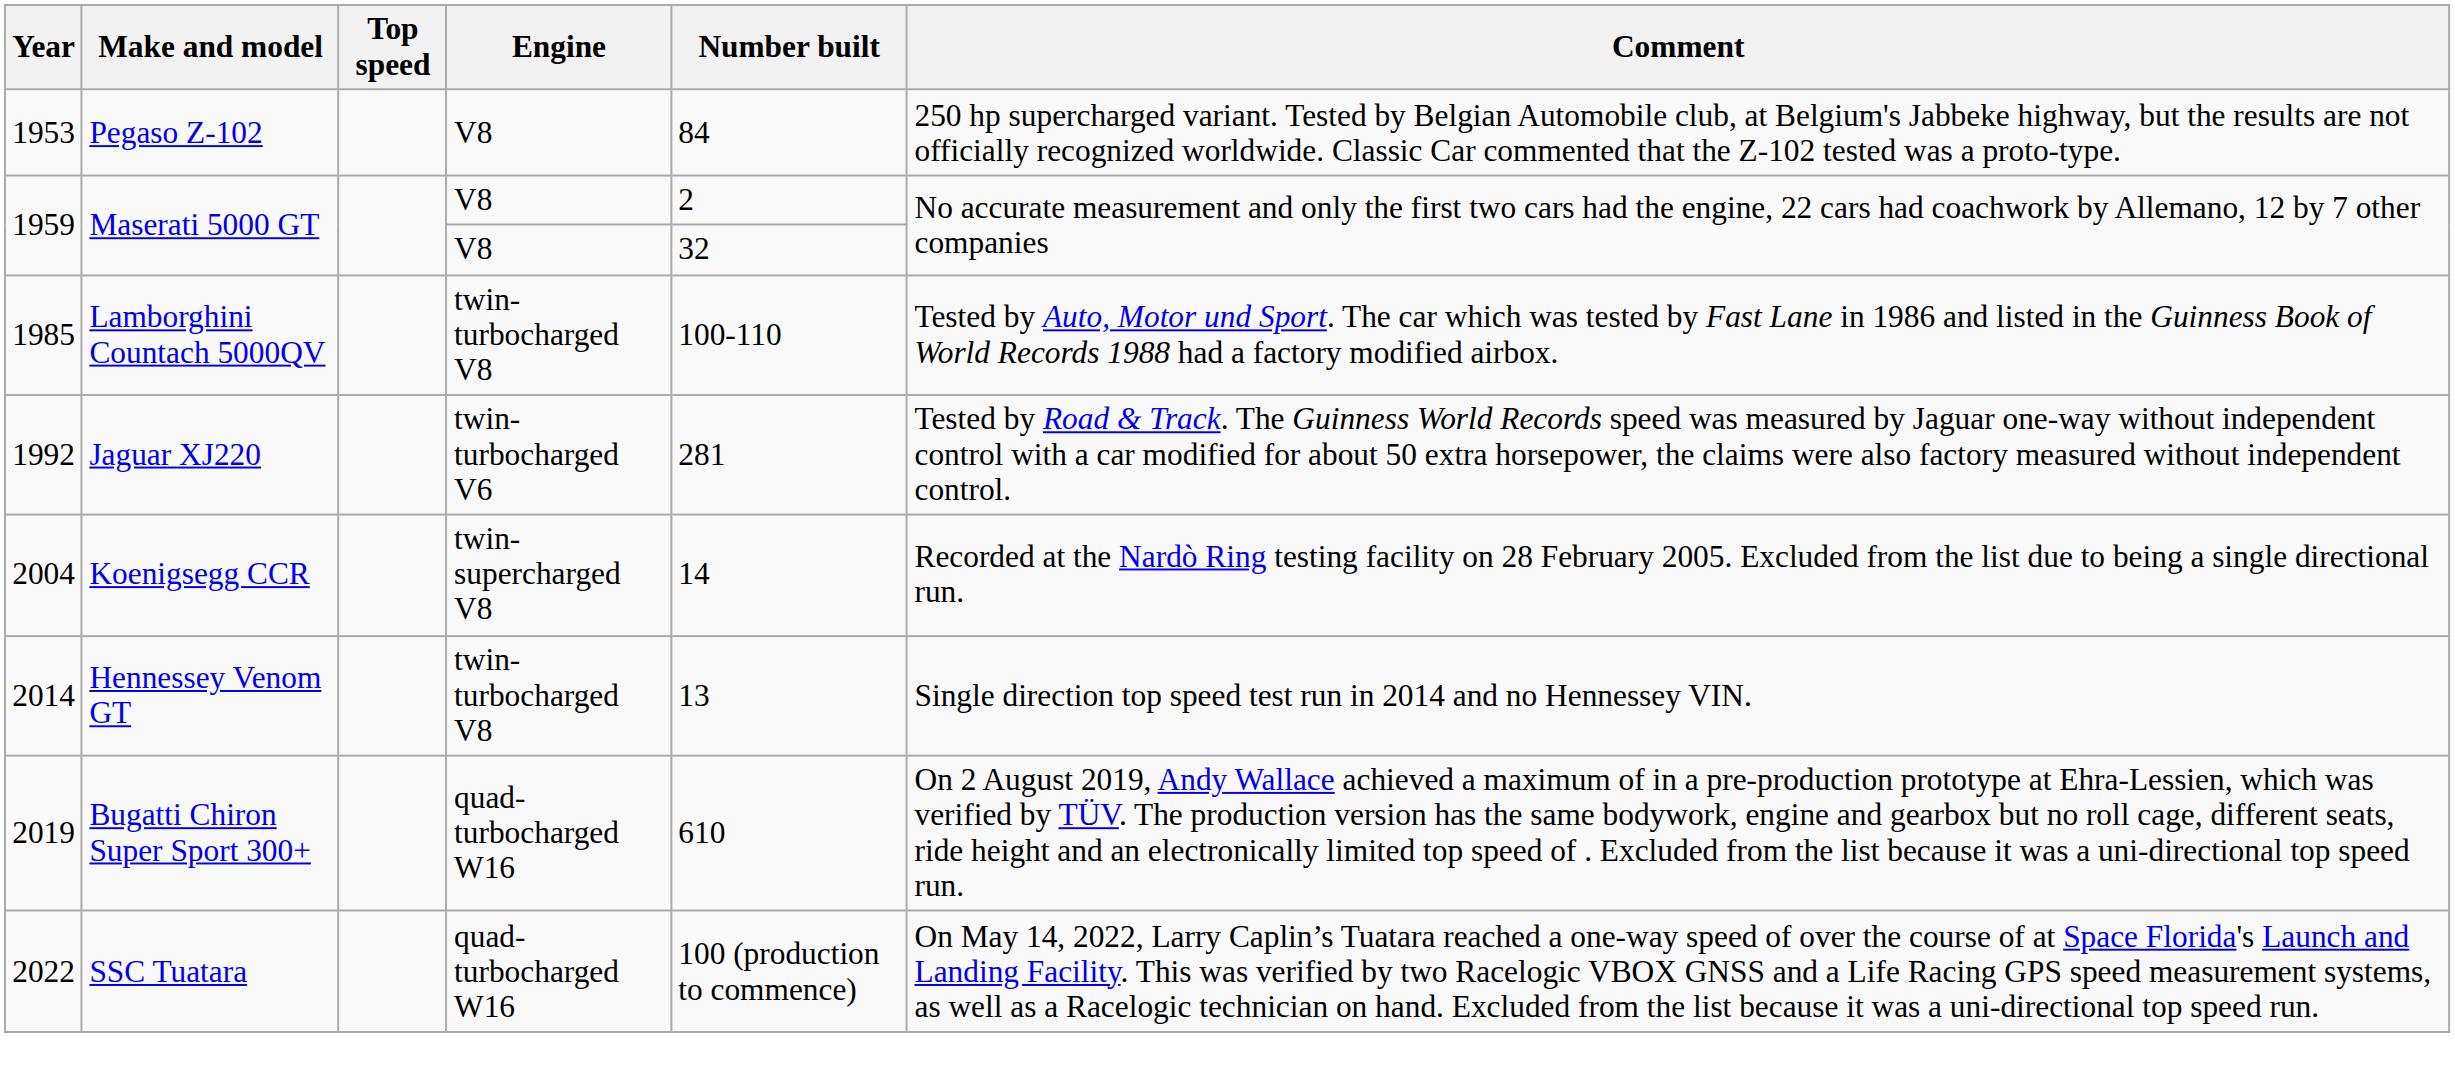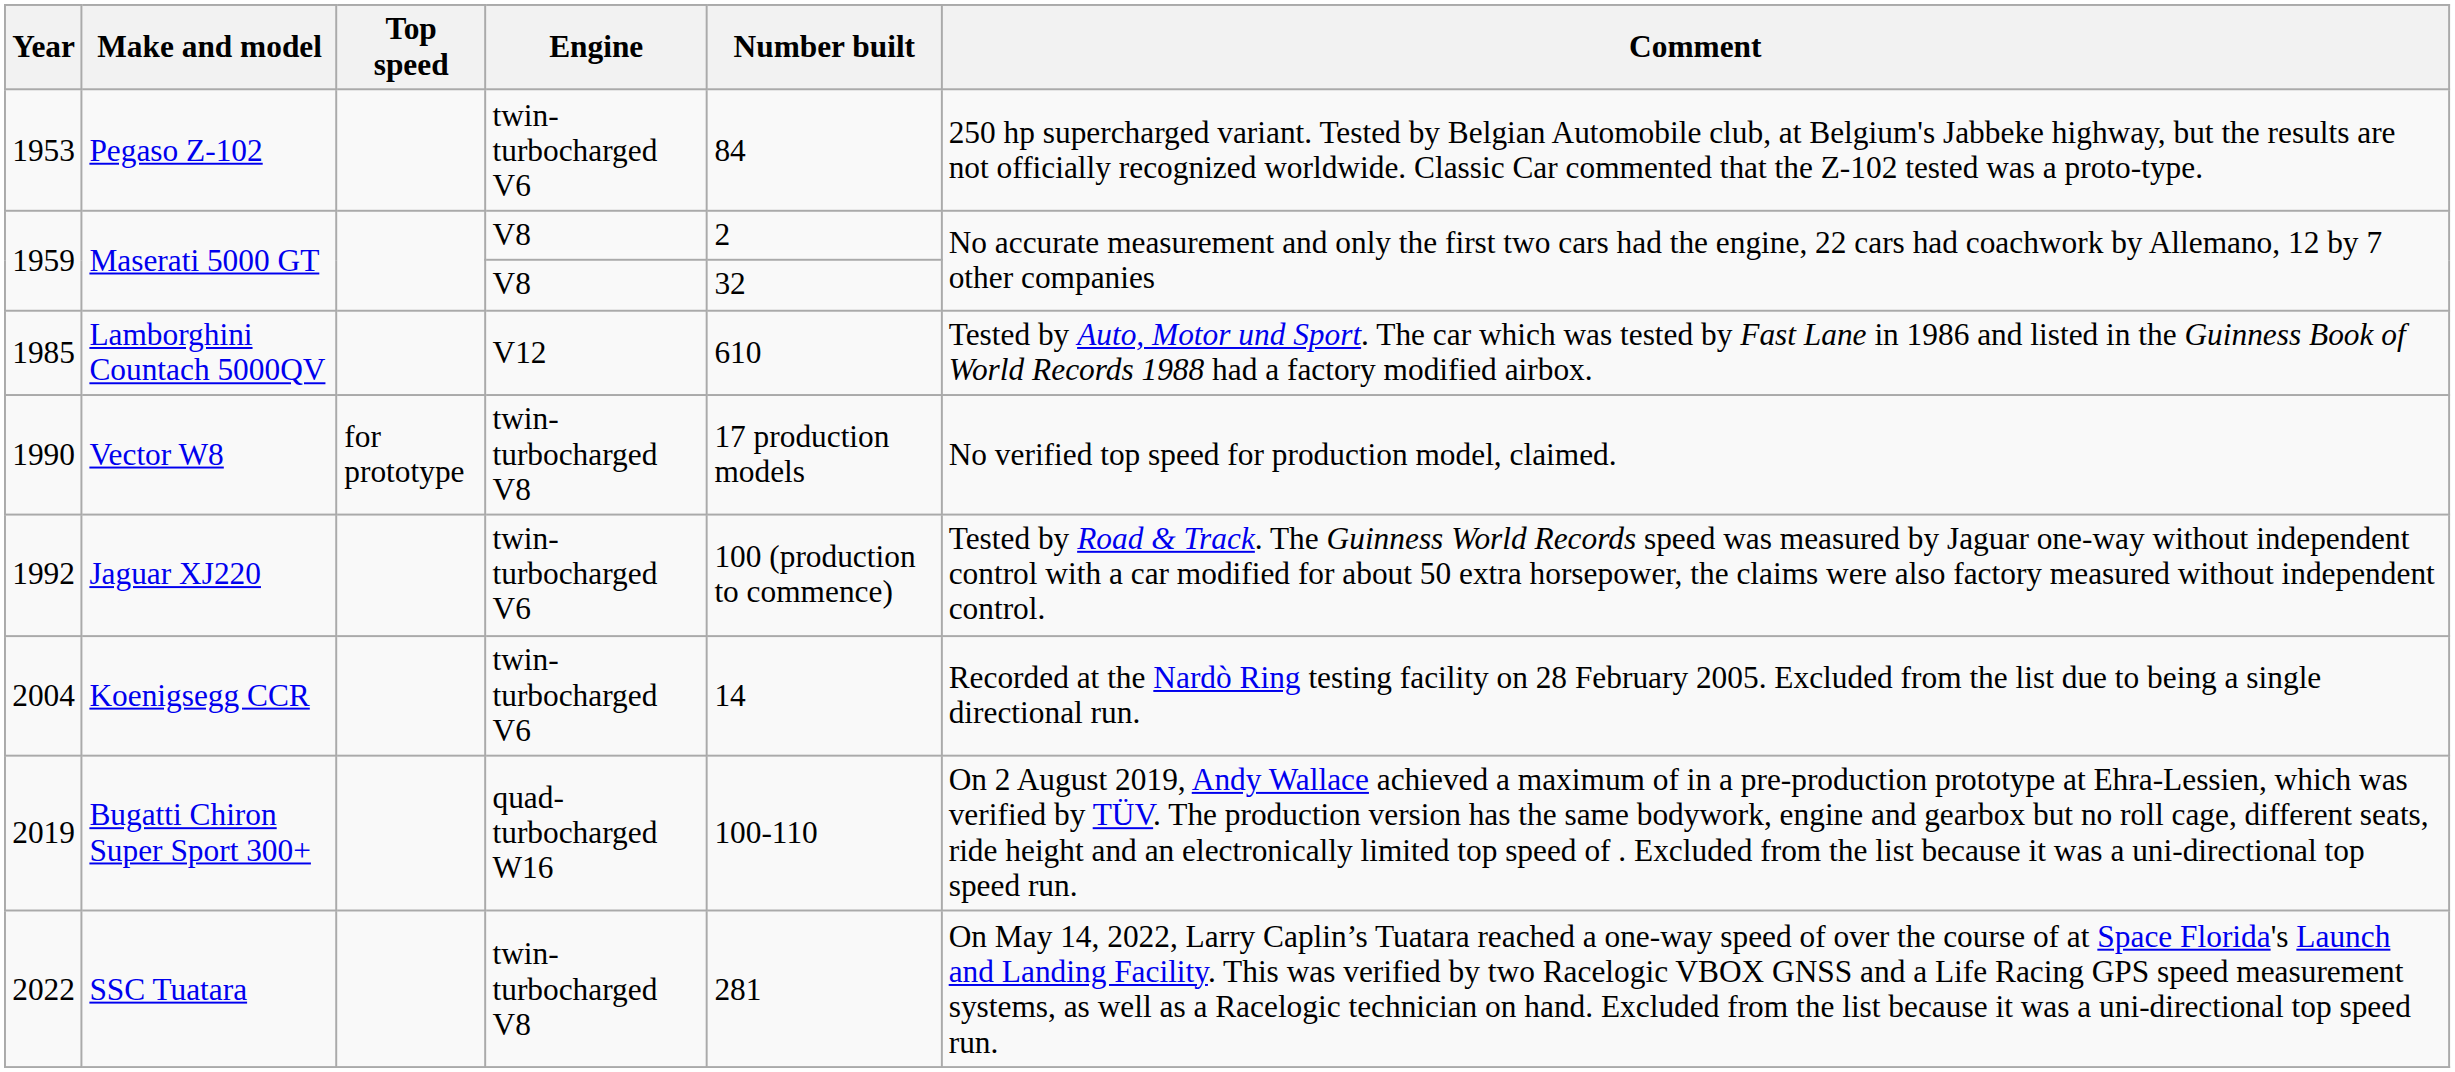(473, 132) V8 -> (575, 149) twin-turbocharged V6
(537, 334) twin-turbocharged V8 -> (520, 351) V12
(730, 334) 100-110 -> (738, 351) 610
+ row: (44, 454)
(702, 454) 281 -> (815, 574) 100 (production to commence)
(537, 574) twin-supercharged V8 -> (575, 695) twin-turbocharged V6
- row: (44, 695)
(702, 832) 610 -> (766, 832) 100-110
(537, 970) quad-turbocharged W16 -> (575, 988) twin-turbocharged V8
(779, 970) 100 (production to commence) -> (738, 988) 281
